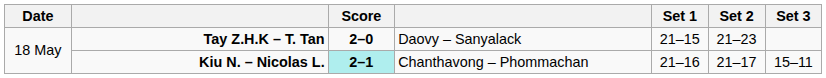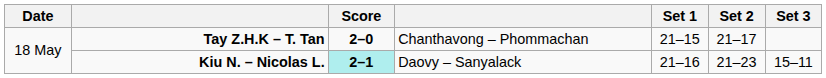(460, 39) Daovy – Sanyalack -> (493, 39) Chanthavong – Phommachan
(737, 39) 21–23 -> (737, 39) 21–17
(493, 62) Chanthavong – Phommachan -> (460, 62) Daovy – Sanyalack
(737, 62) 21–17 -> (737, 62) 21–23
